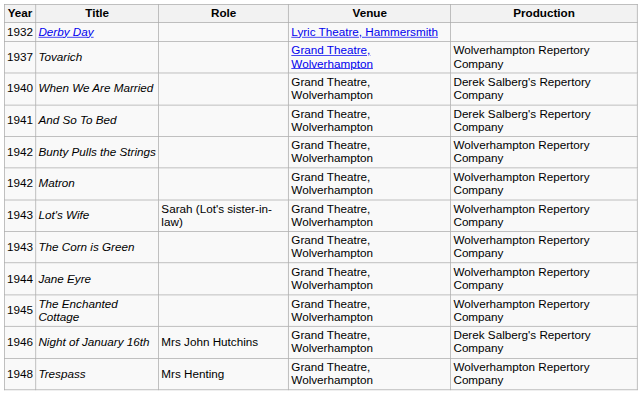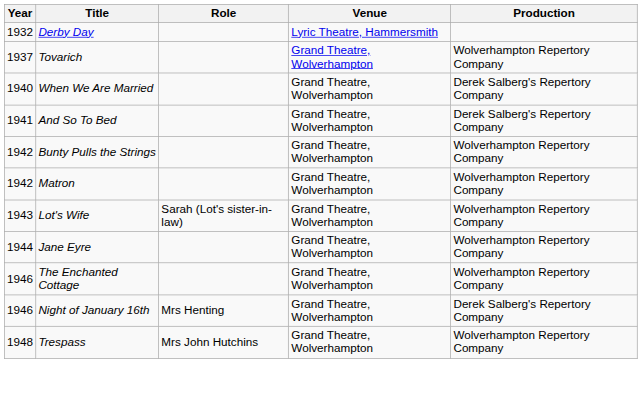- row: (86, 247)
(20, 310) 1945 -> (20, 279) 1946
(210, 342) Mrs John Hutchins -> (193, 310) Mrs Henting
(193, 374) Mrs Henting -> (210, 342) Mrs John Hutchins
